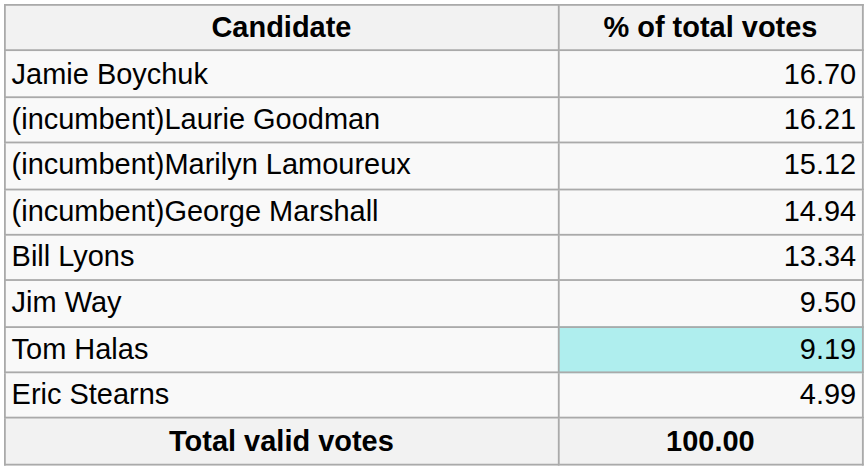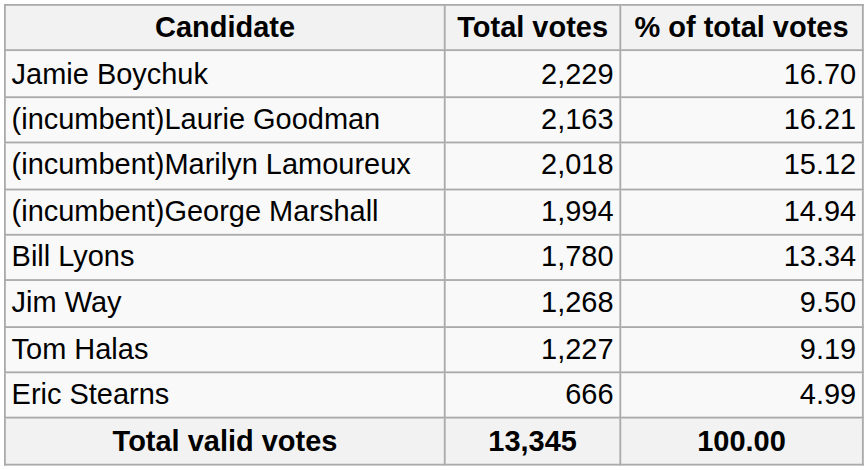+ column: (533, 27)
(828, 348) paleturquoise background -> (828, 348) no background
